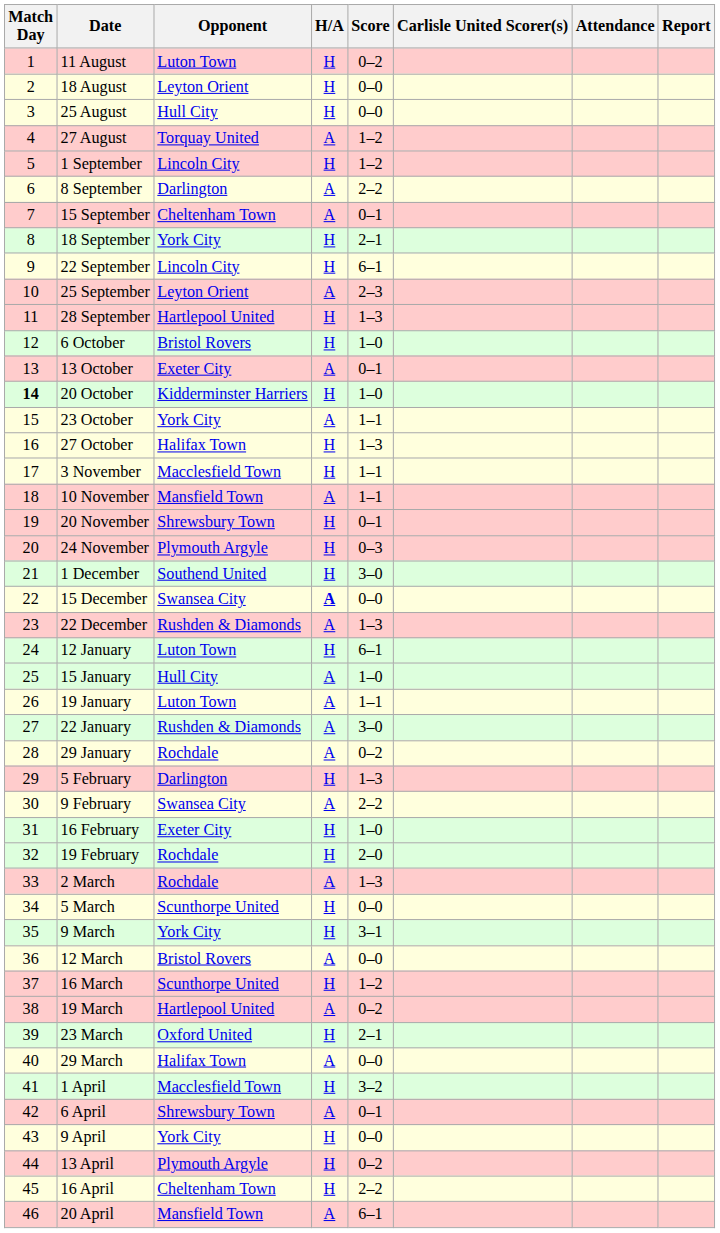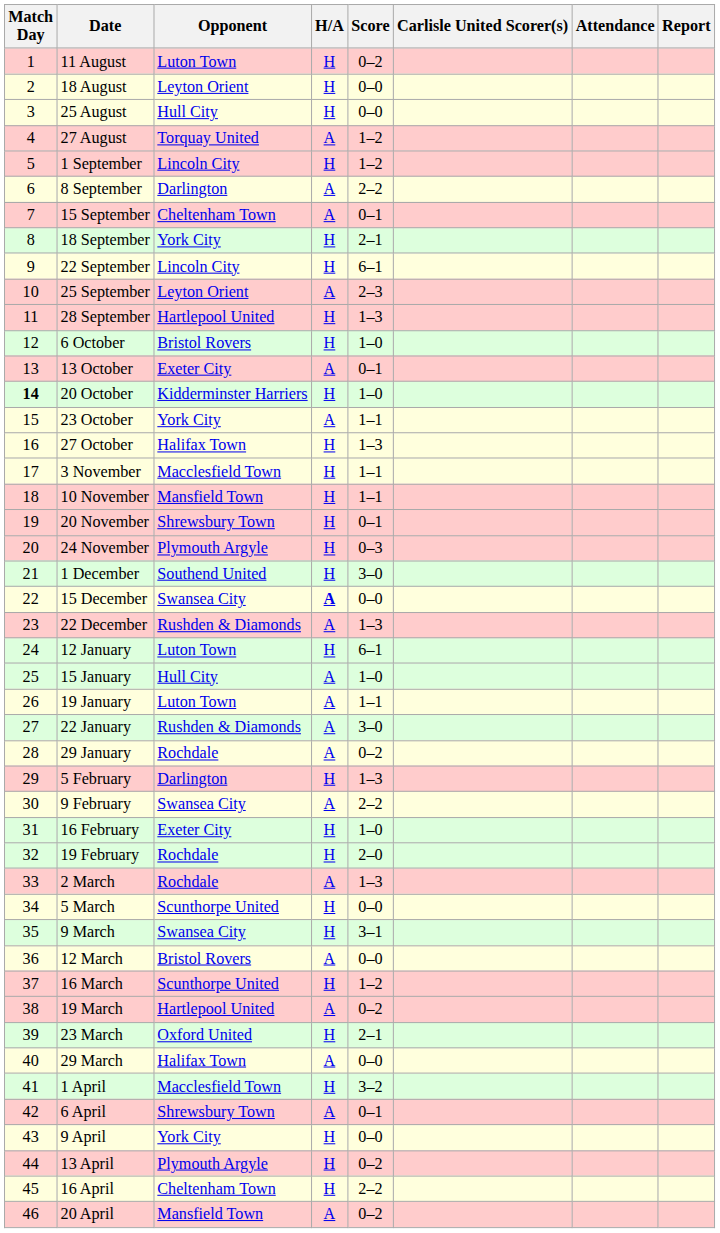(329, 496) A -> (329, 496) H
(189, 932) York City -> (202, 932) Swansea City
(370, 1214) 6–1 -> (370, 1214) 0–2
